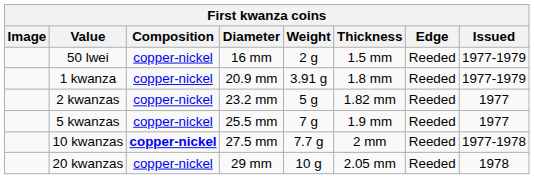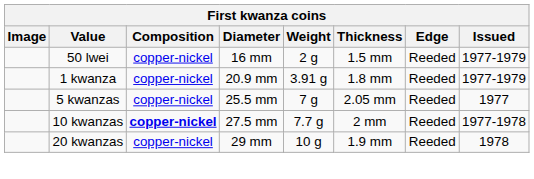- row: (88, 100)
(370, 121) 1.9 mm -> (370, 100) 2.05 mm
(370, 164) 2.05 mm -> (370, 142) 1.9 mm
